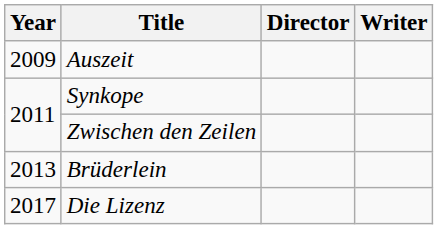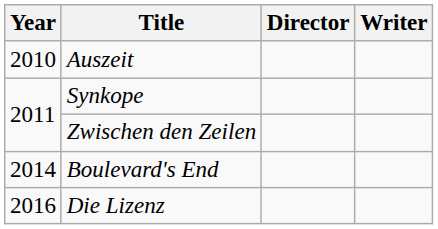(33, 59) 2009 -> (33, 59) 2010
- row: (117, 168)
+ row: (143, 168)
(33, 205) 2017 -> (33, 205) 2016
